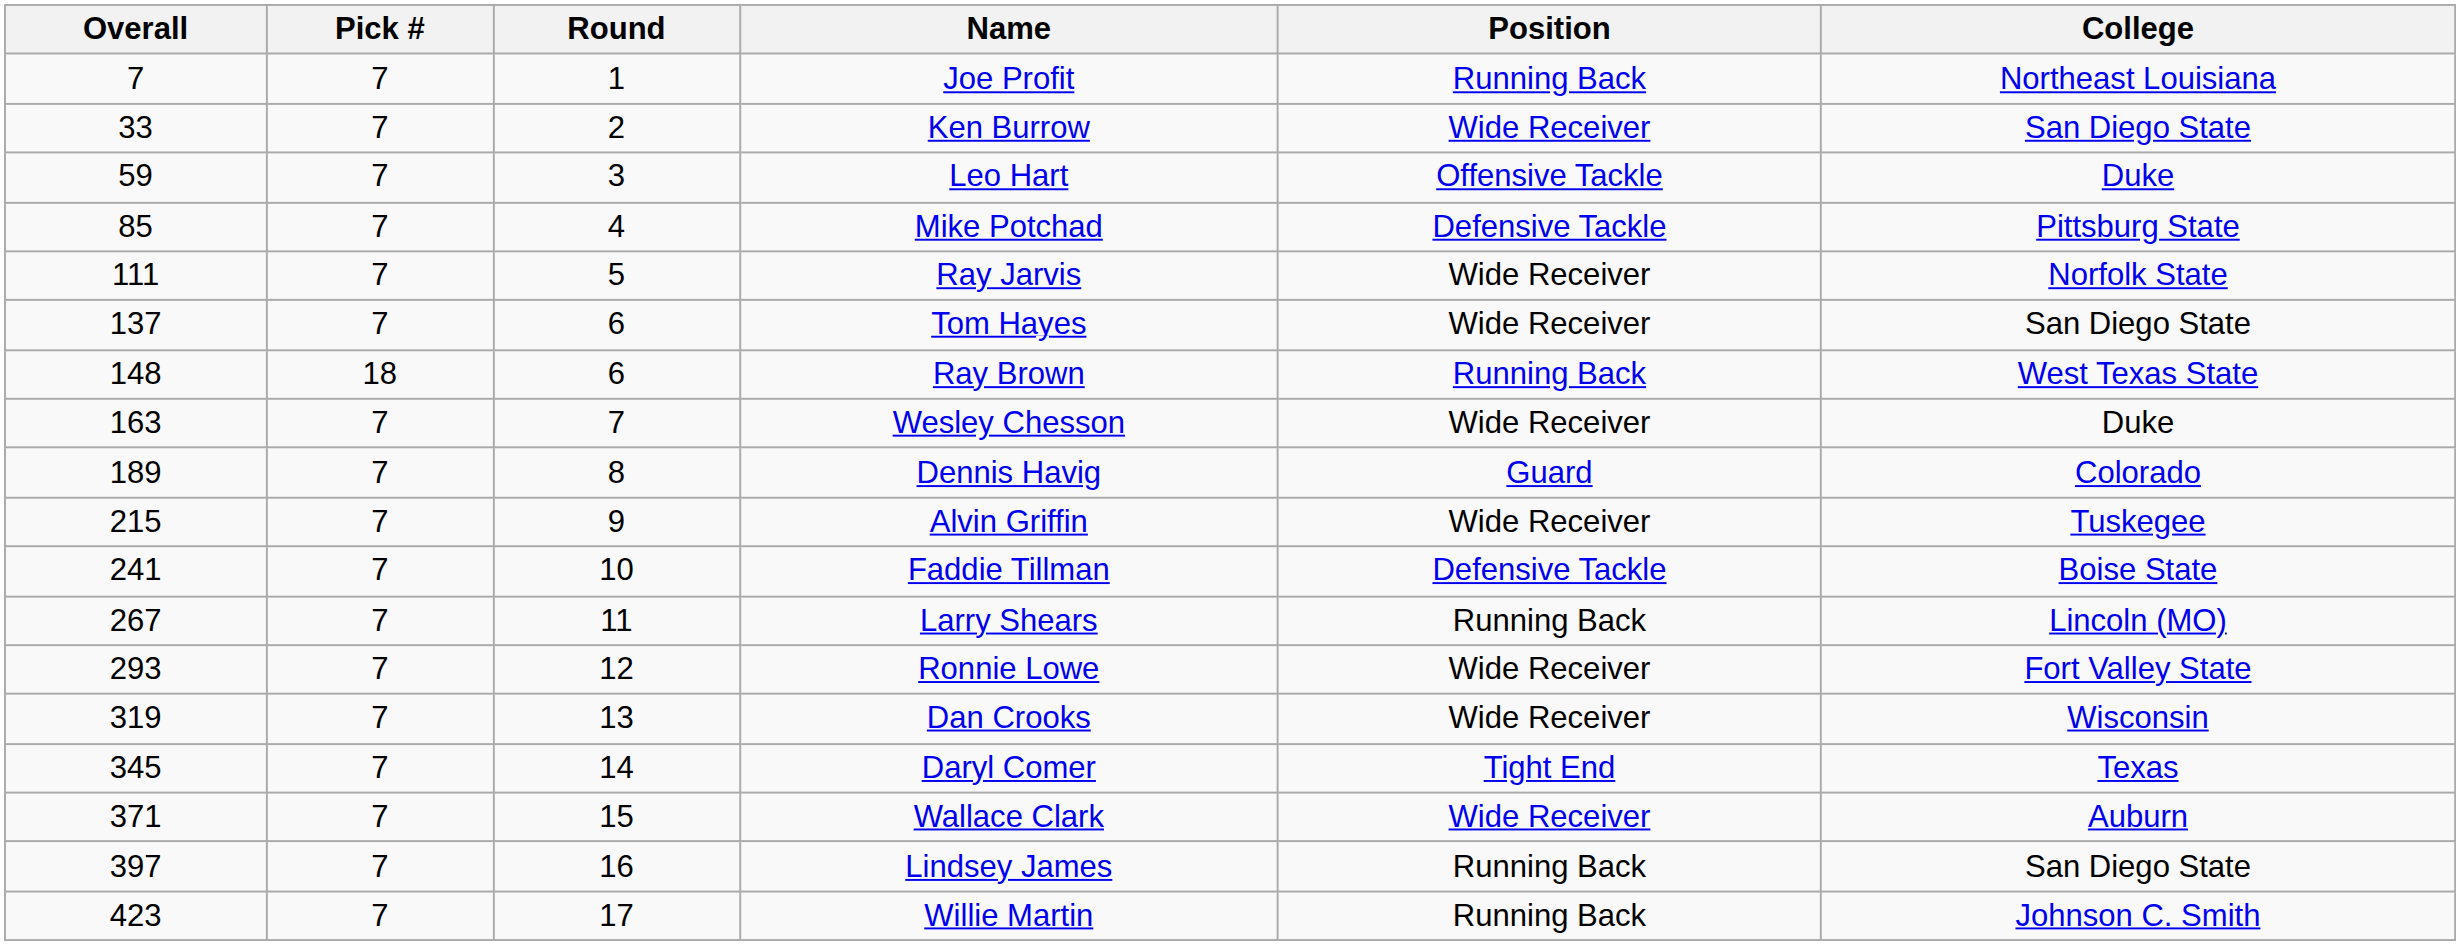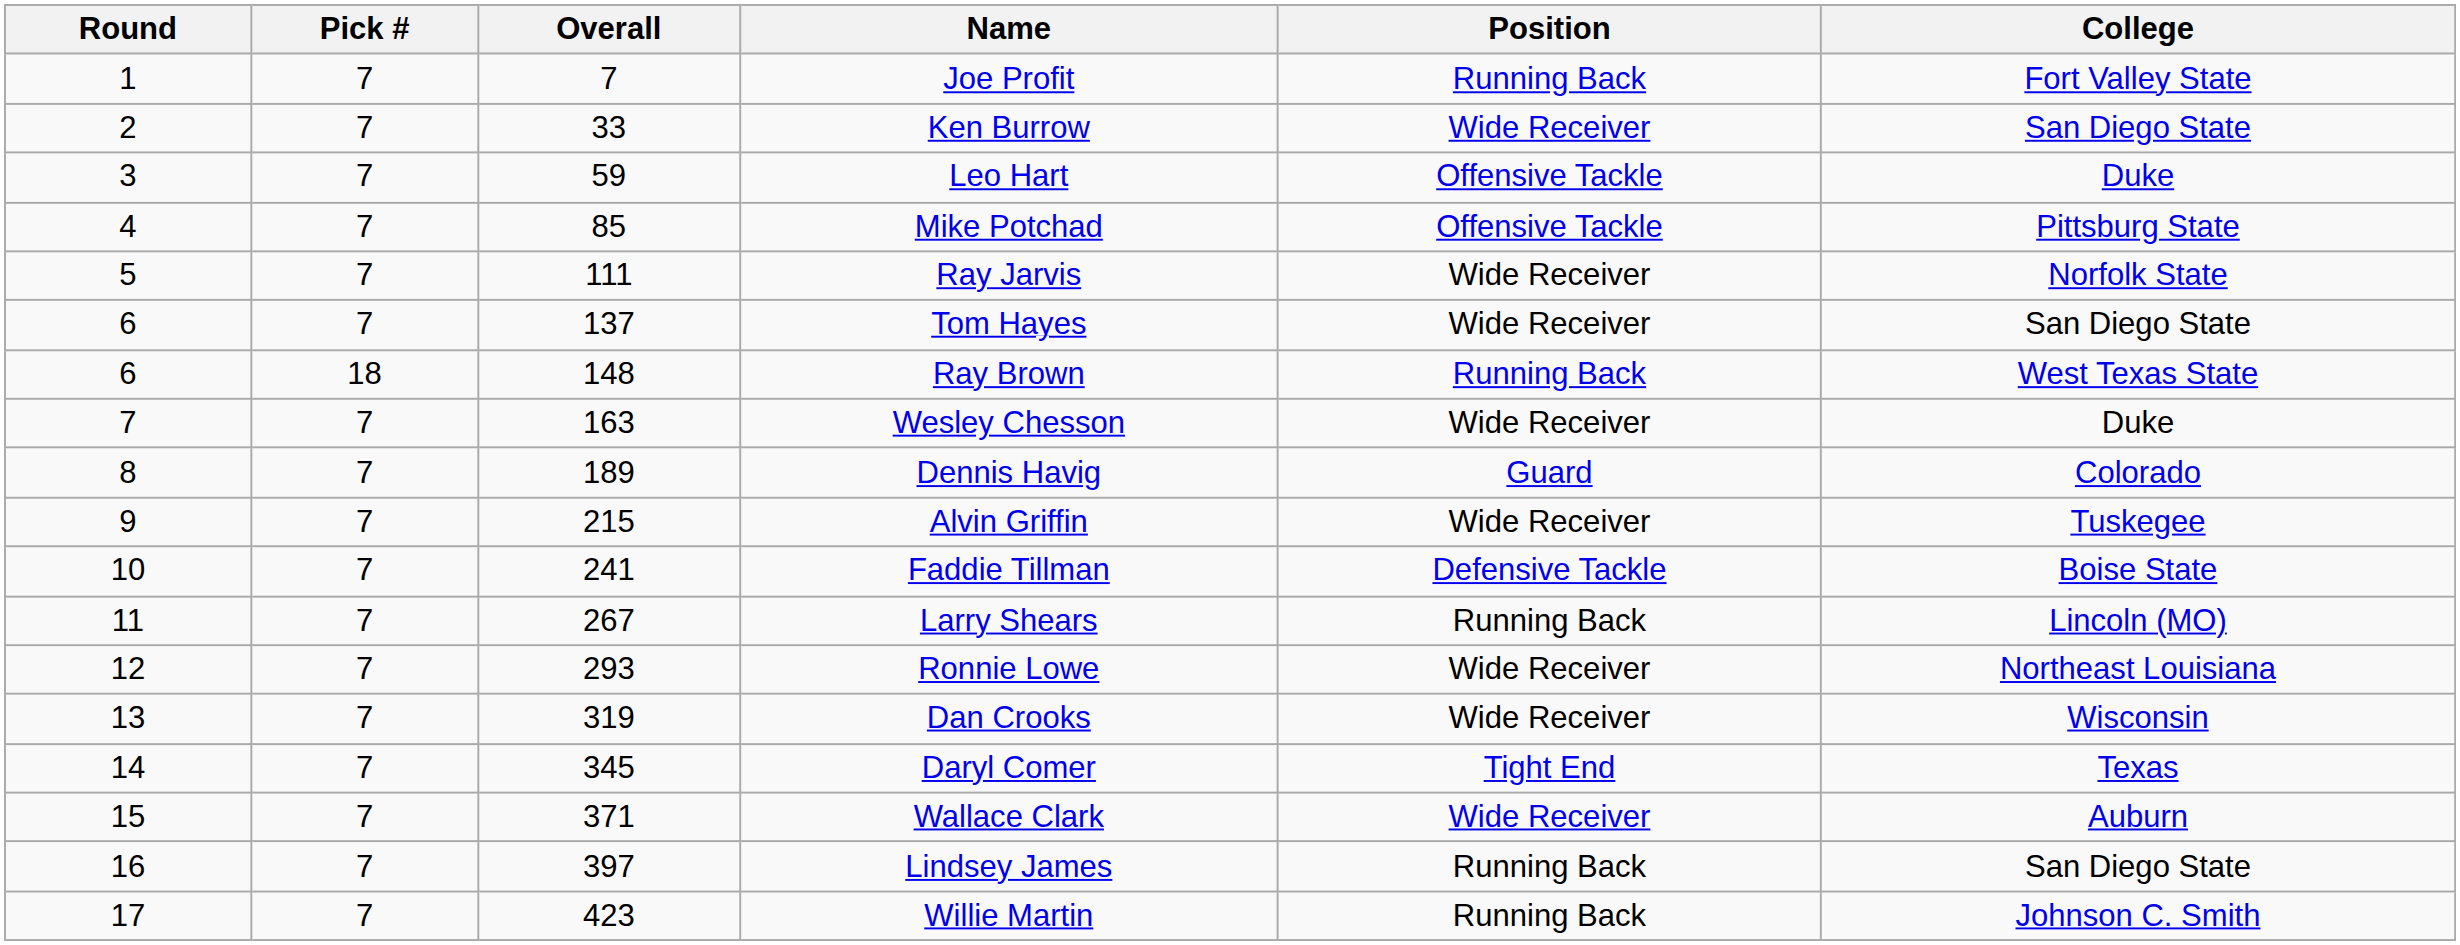columns swapped: (616, 29) <-> (136, 29)
(2138, 78) Northeast Louisiana -> (2138, 78) Fort Valley State
(1549, 226) Defensive Tackle -> (1549, 226) Offensive Tackle
(2138, 669) Fort Valley State -> (2138, 669) Northeast Louisiana
